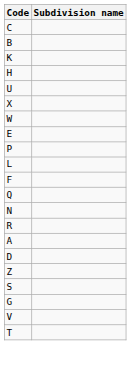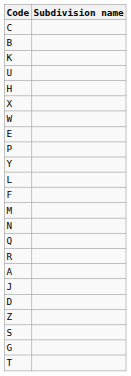rows swapped: (9, 73) <-> (9, 88)
+ row: (9, 165)
+ row: (9, 210)
rows swapped: (9, 210) <-> (9, 195)
+ row: (9, 287)
- row: (9, 317)
